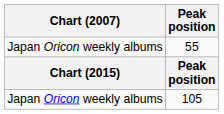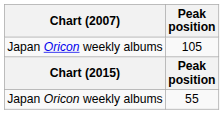rows swapped: (192, 99) <-> (192, 47)
